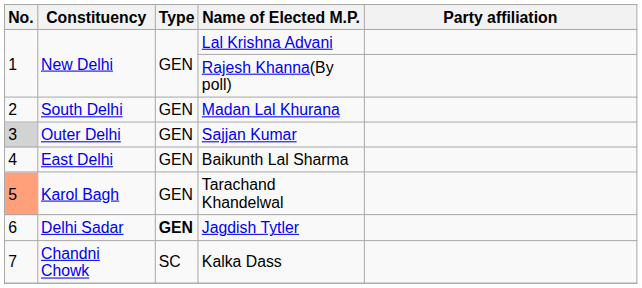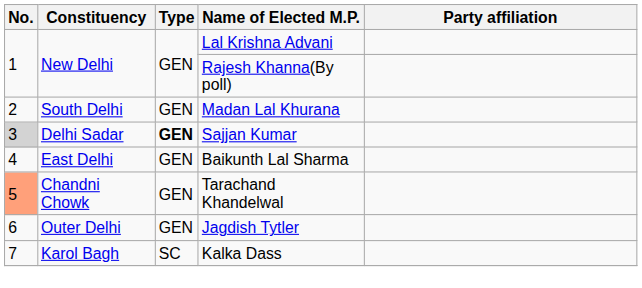(81, 135) Outer Delhi -> (82, 135) Delhi Sadar
(176, 135) normal -> (176, 135) bold
(80, 194) Karol Bagh -> (70, 194) Chandni Chowk
(82, 228) Delhi Sadar -> (81, 228) Outer Delhi
(176, 228) bold -> (176, 228) normal
(70, 262) Chandni Chowk -> (80, 253) Karol Bagh
